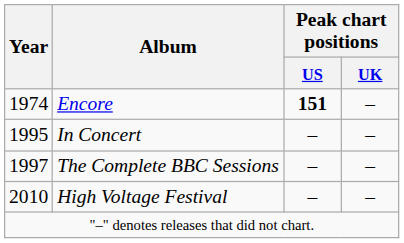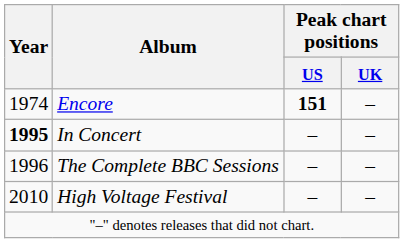(29, 134) normal -> (29, 134) bold
(29, 165) 1997 -> (29, 165) 1996
